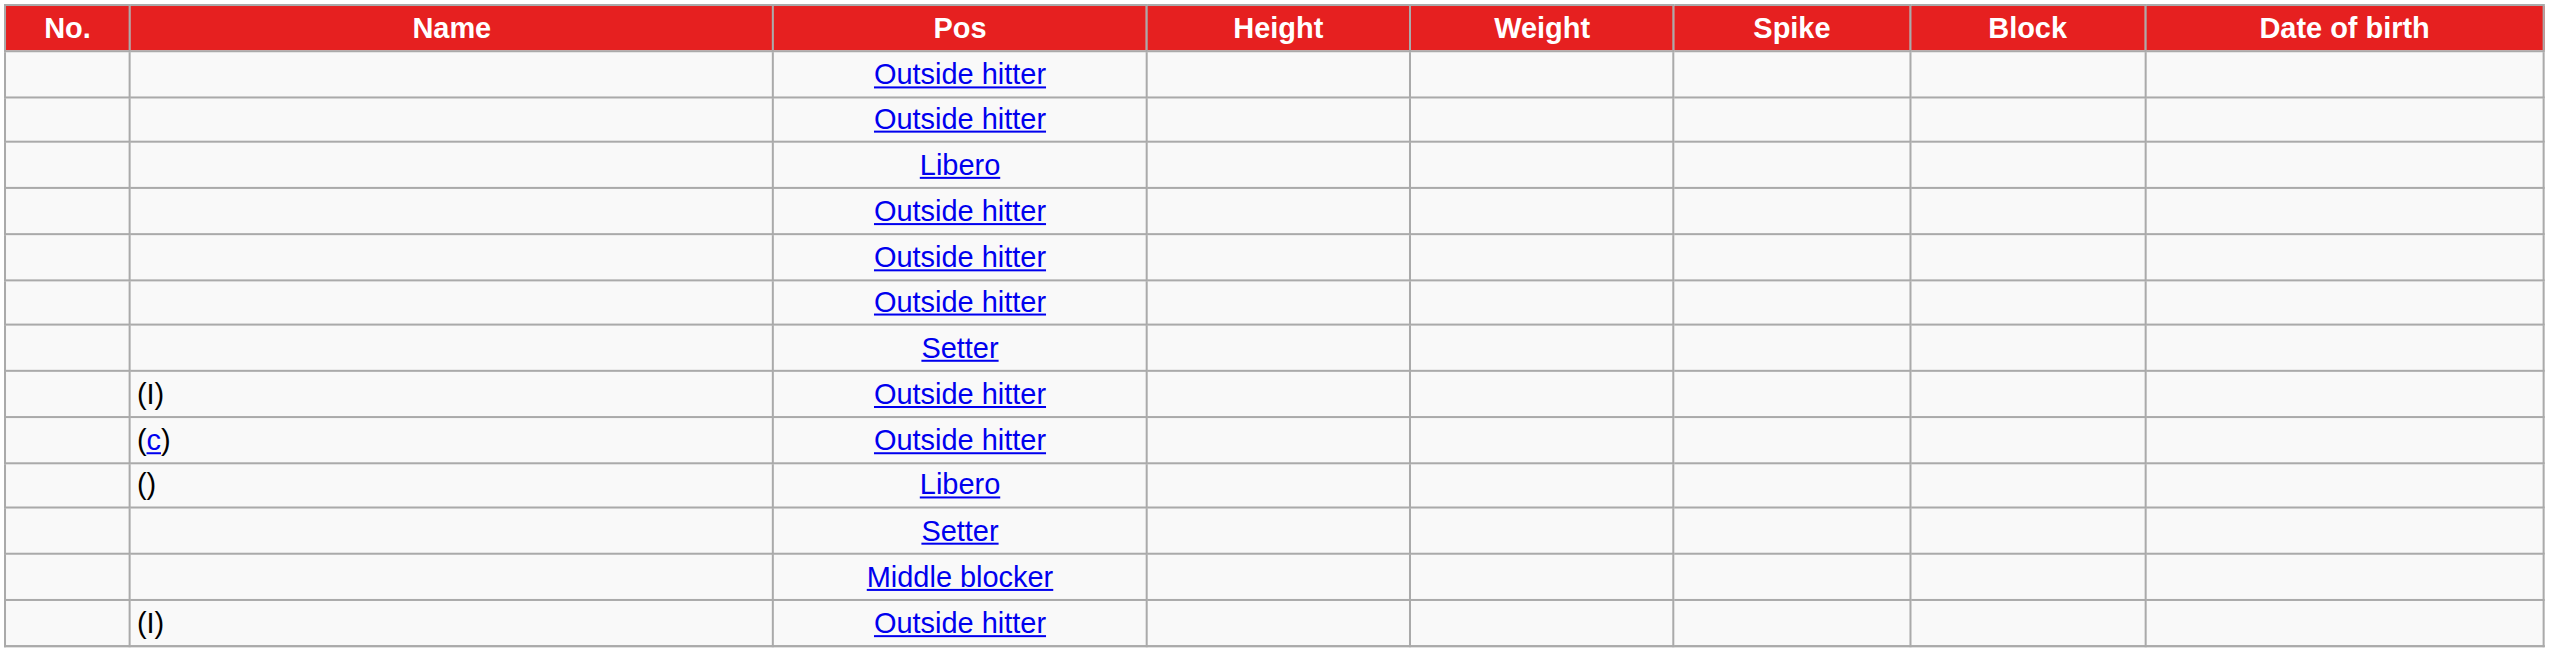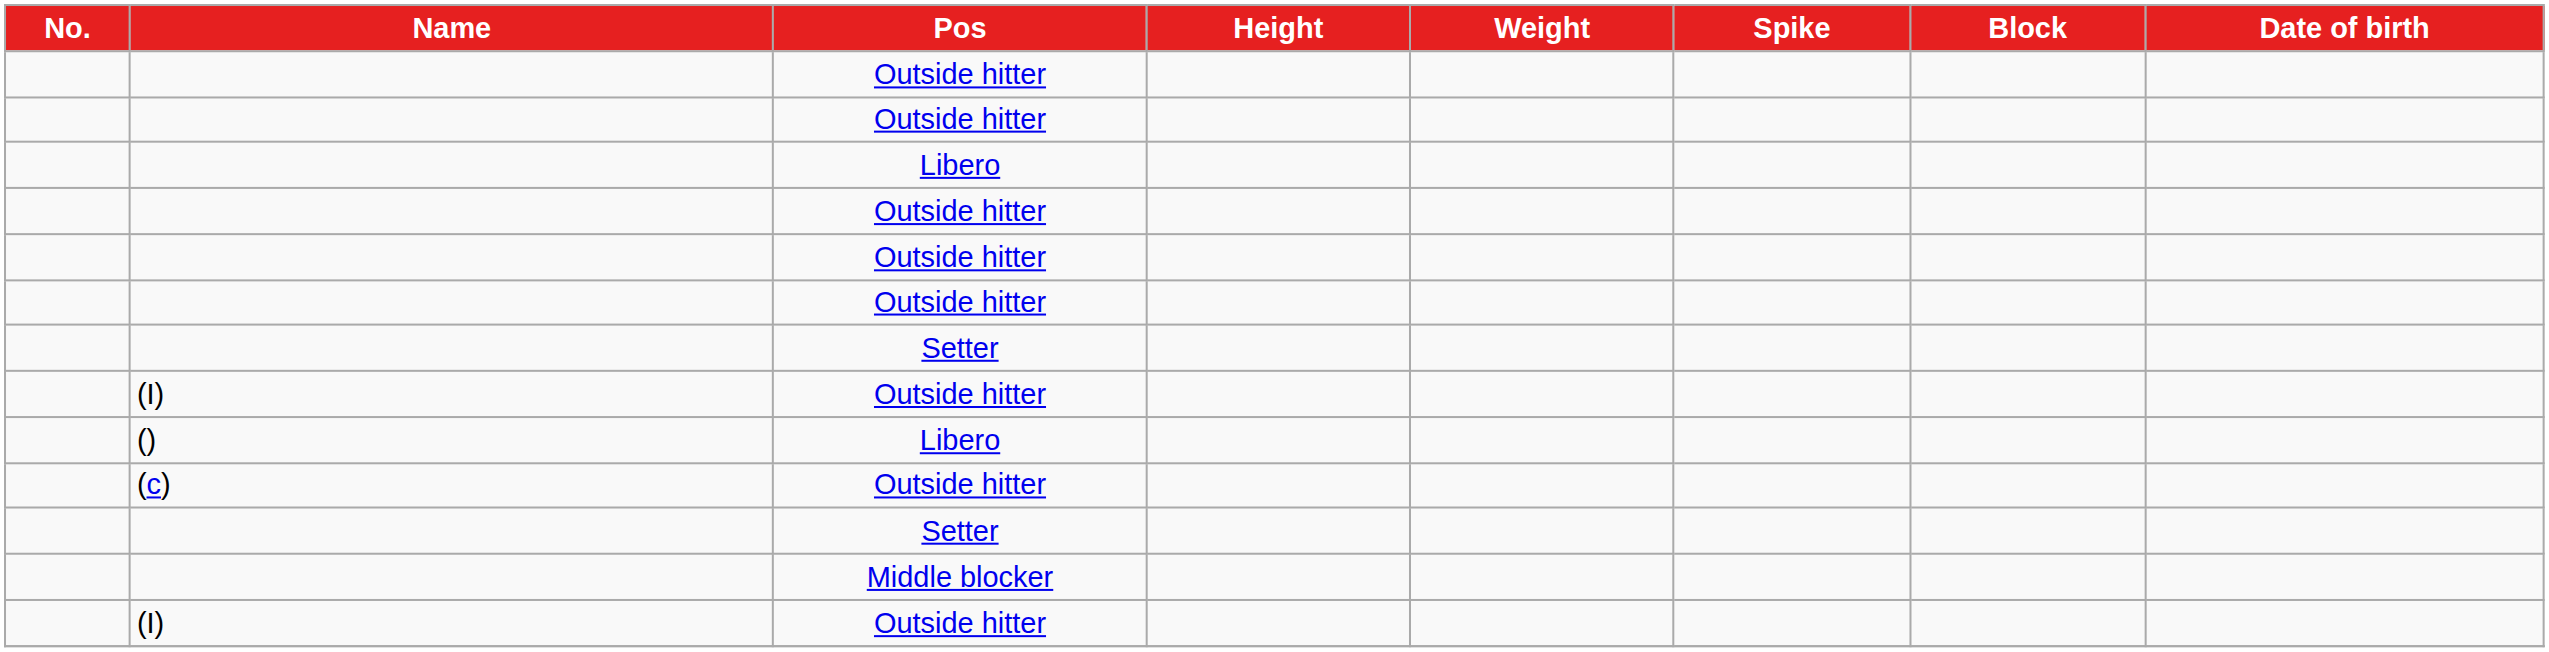rows swapped: (147, 486) <-> (154, 440)
